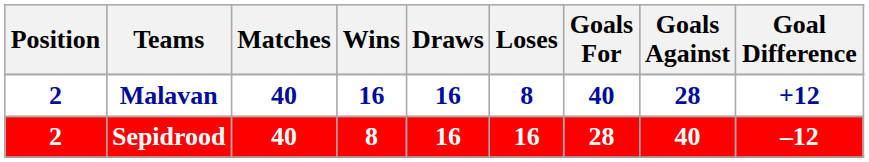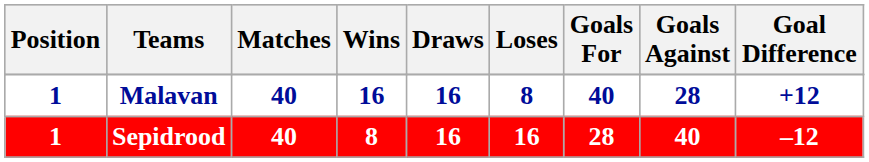(55, 95) 2 -> (55, 95) 1
(55, 136) 2 -> (55, 136) 1
